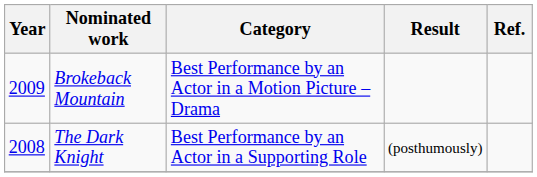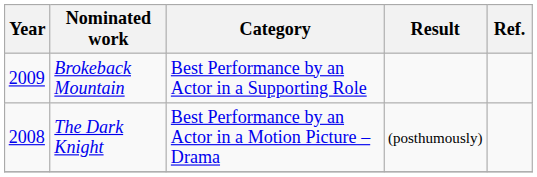(271, 88) Best Performance by an Actor in a Motion Picture – Drama -> (269, 78) Best Performance by an Actor in a Supporting Role
(269, 147) Best Performance by an Actor in a Supporting Role -> (271, 137) Best Performance by an Actor in a Motion Picture – Drama
